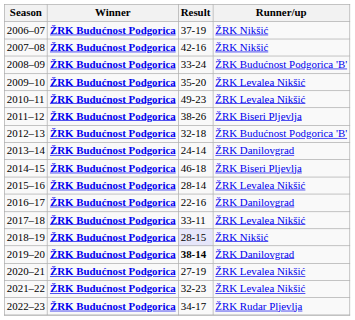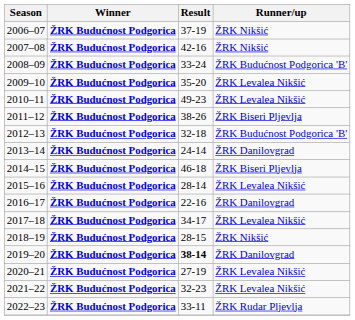(193, 220) 33-11 -> (193, 220) 34-17
(193, 237) lavender background -> (193, 237) no background
(193, 306) 34-17 -> (193, 306) 33-11
